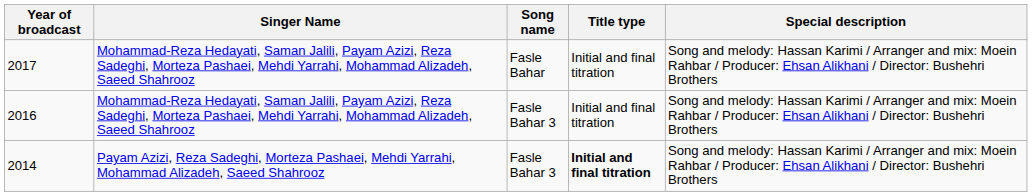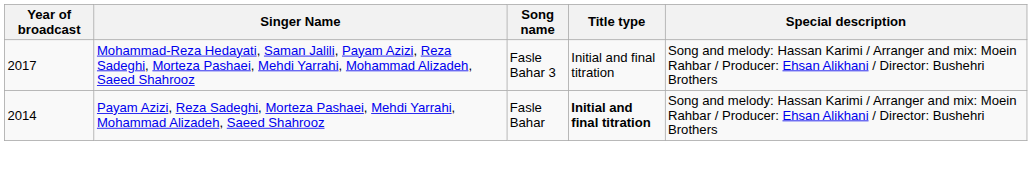(527, 65) Fasle Bahar -> (533, 65) Fasle Bahar 3
- row: (22, 115)
(533, 165) Fasle Bahar 3 -> (527, 115) Fasle Bahar
